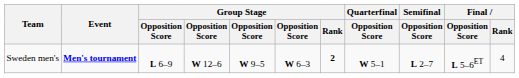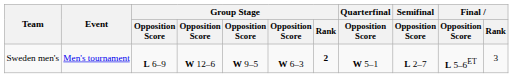(100, 58) bold -> (97, 58) normal
(502, 58) 4 -> (496, 58) 3
